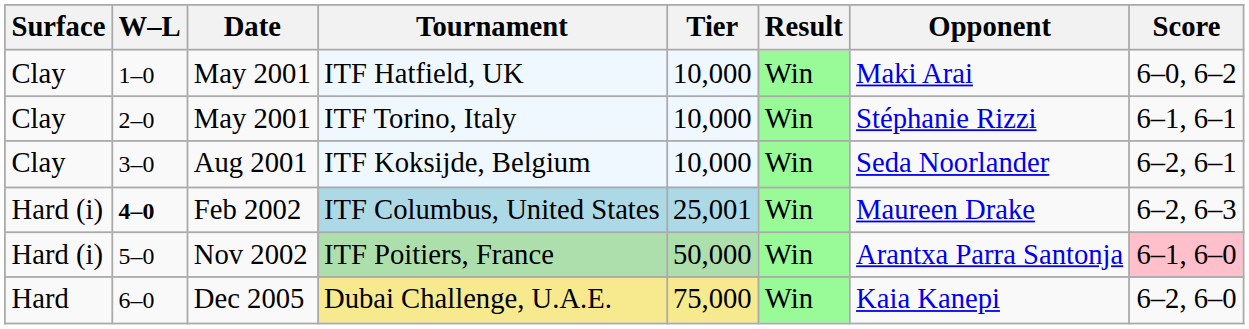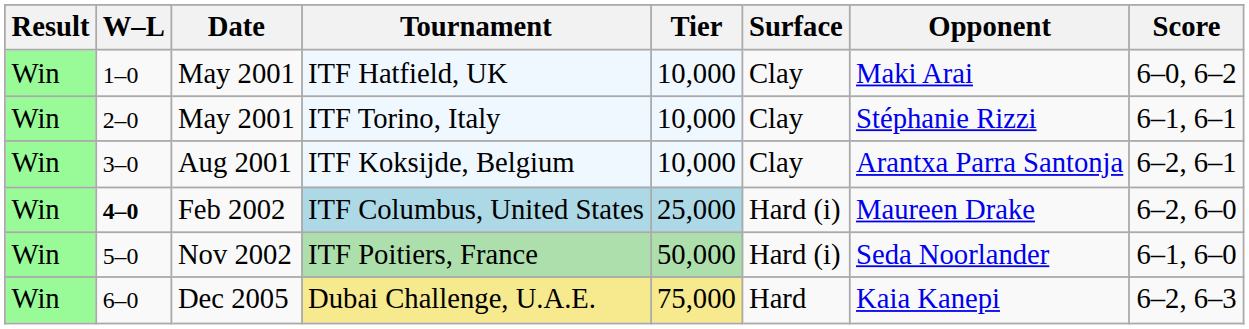columns swapped: (804, 27) <-> (58, 27)
(953, 163) Seda Noorlander -> (990, 163) Arantxa Parra Santonja
(712, 208) 25,001 -> (696, 208) 25,000
(1187, 208) 6–2, 6–3 -> (1187, 208) 6–2, 6–0
(990, 254) Arantxa Parra Santonja -> (953, 254) Seda Noorlander
(1187, 254) pink background -> (1187, 254) no background
(1187, 299) 6–2, 6–0 -> (1187, 299) 6–2, 6–3
